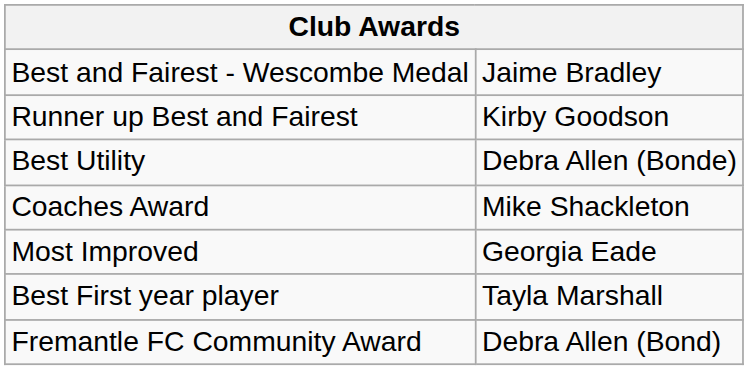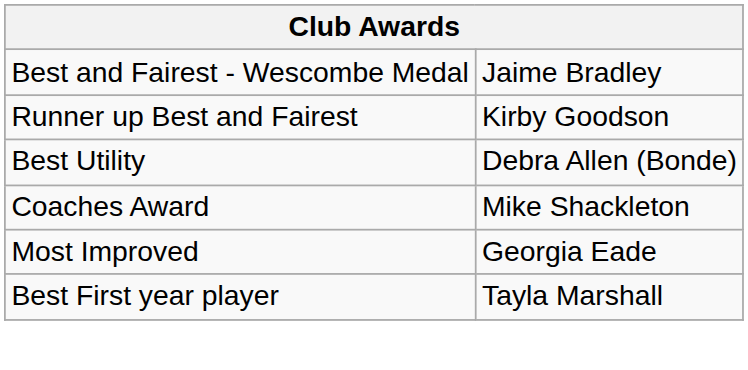- row: (217, 341)
